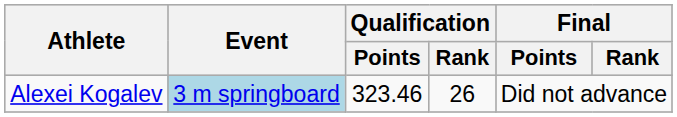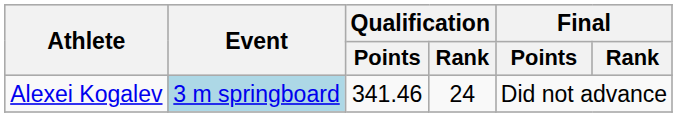(387, 94) 323.46 -> (387, 94) 341.46
(462, 94) 26 -> (462, 94) 24
